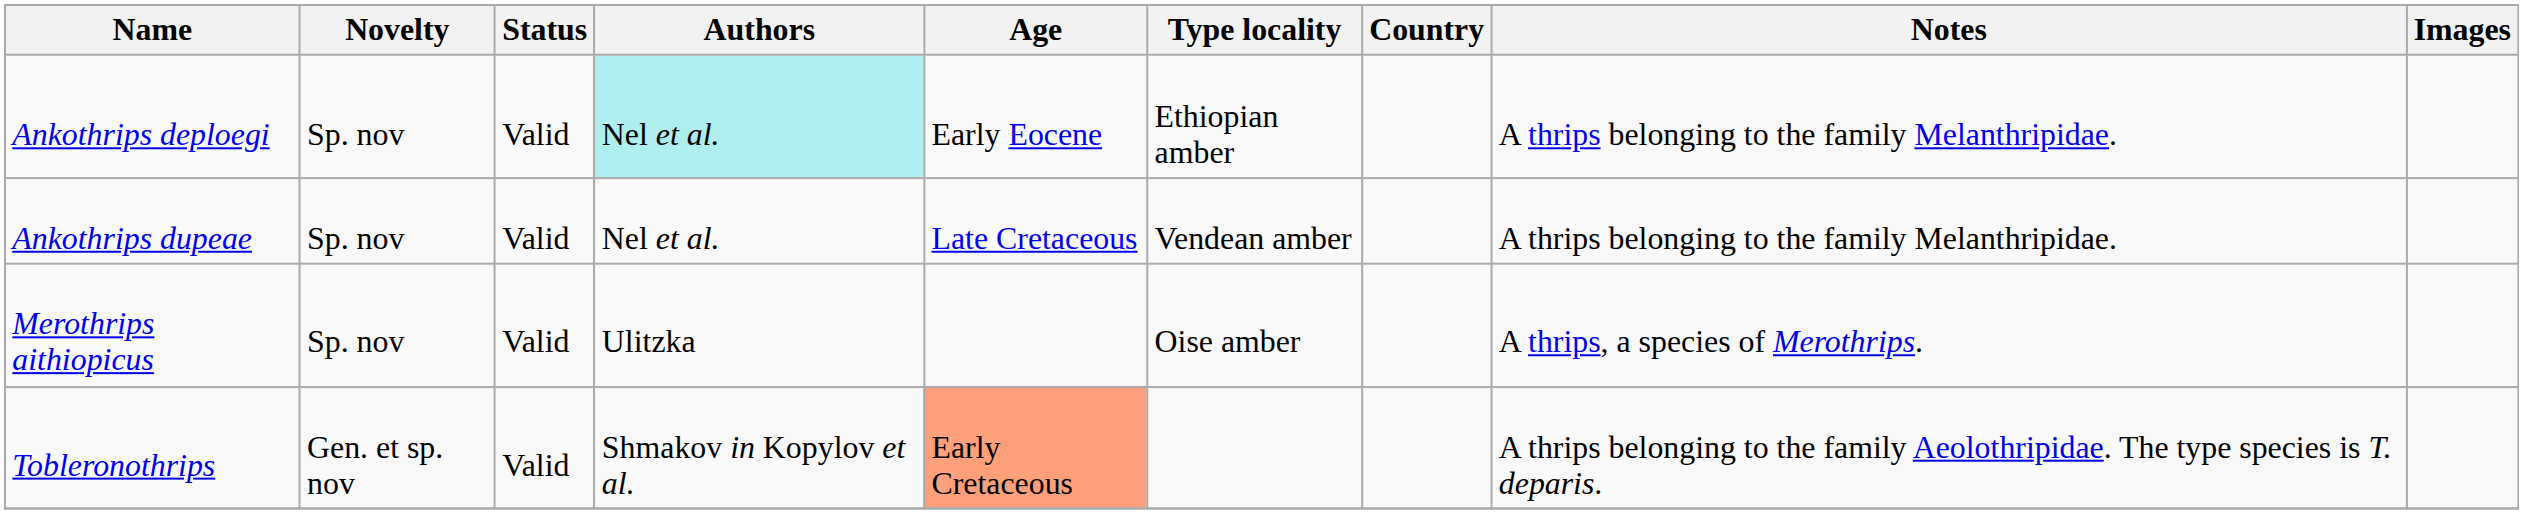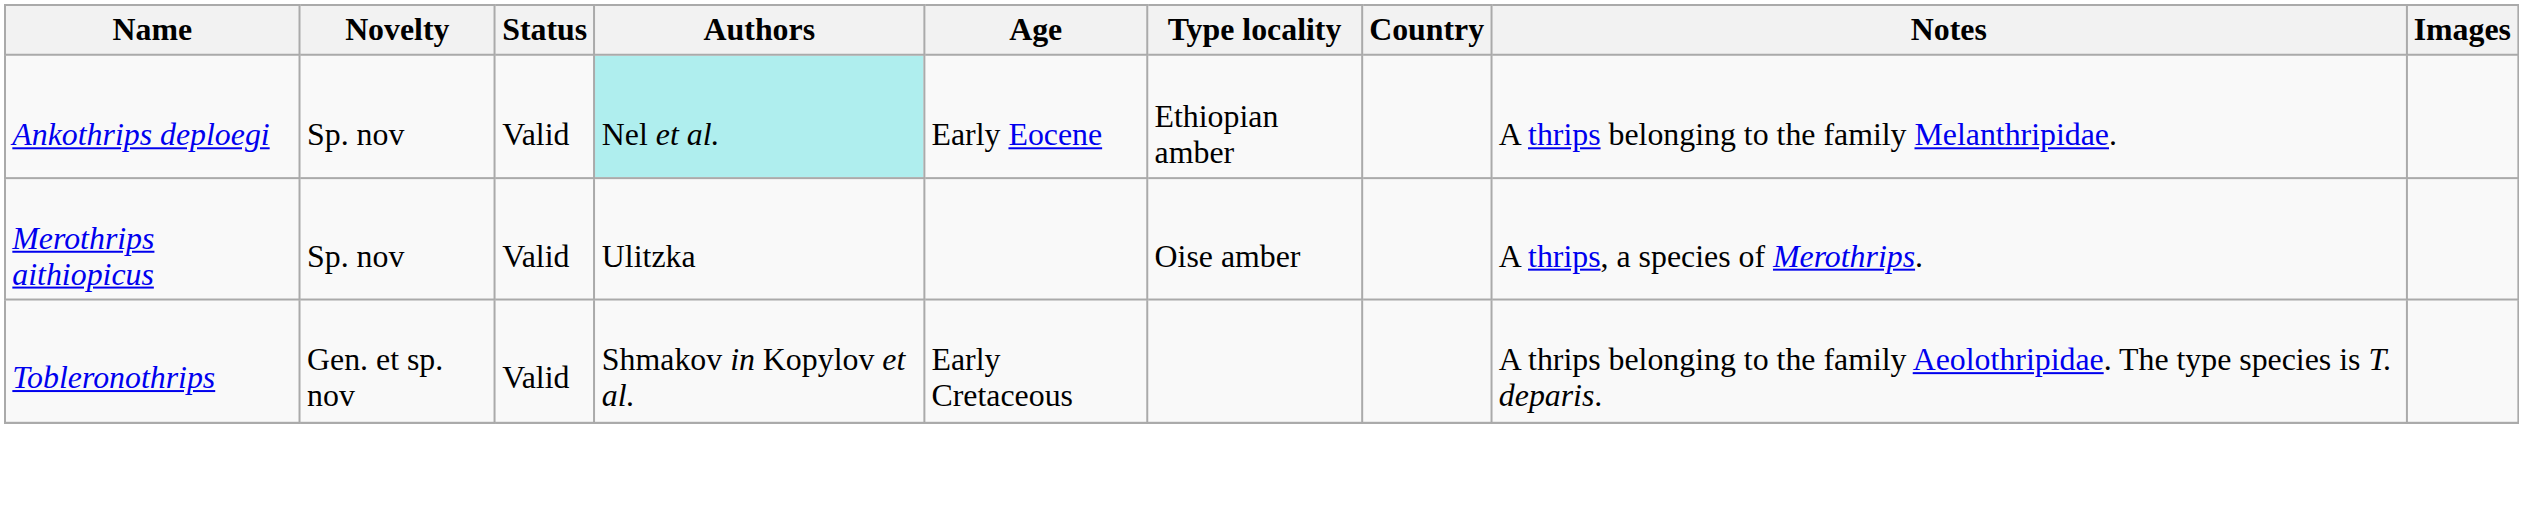- row: (132, 238)
(1002, 464) lightsalmon background -> (1002, 378) no background
